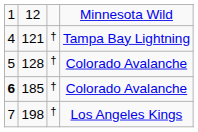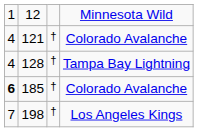(126, 38) Tampa Bay Lightning -> (126, 38) Colorado Avalanche
(11, 63) 5 -> (11, 63) 4
(126, 63) Colorado Avalanche -> (126, 63) Tampa Bay Lightning
